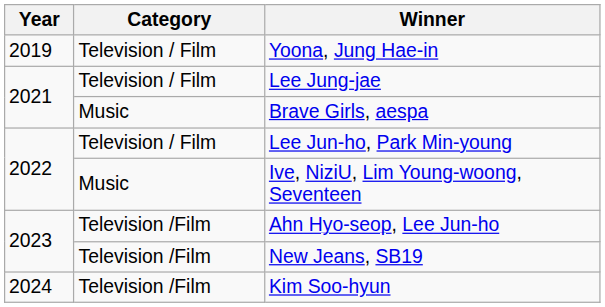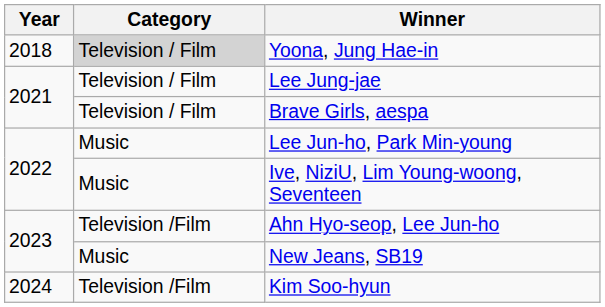(31, 50) 2019 -> (31, 50) 2018
(147, 50) no background -> (147, 50) lightgrey background
(104, 111) Music -> (147, 111) Television / Film
(147, 142) Television / Film -> (104, 142) Music
(145, 256) Television /Film -> (104, 256) Music
